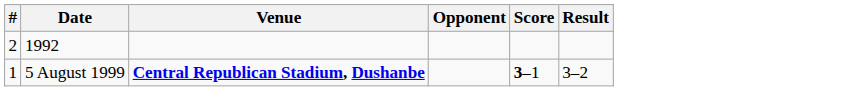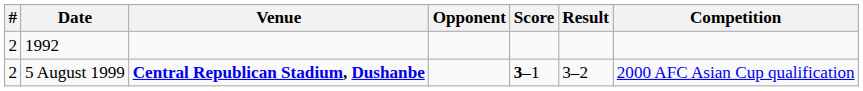+ column: (736, 18)
(13, 72) 1 -> (13, 72) 2
